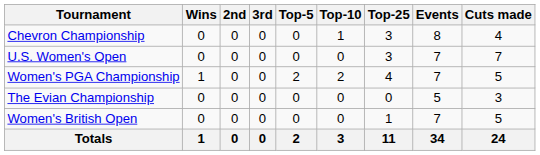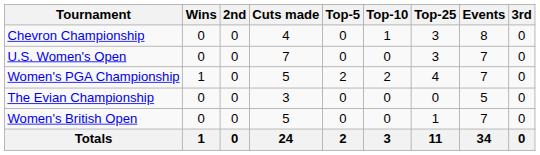columns swapped: (263, 14) <-> (498, 14)
